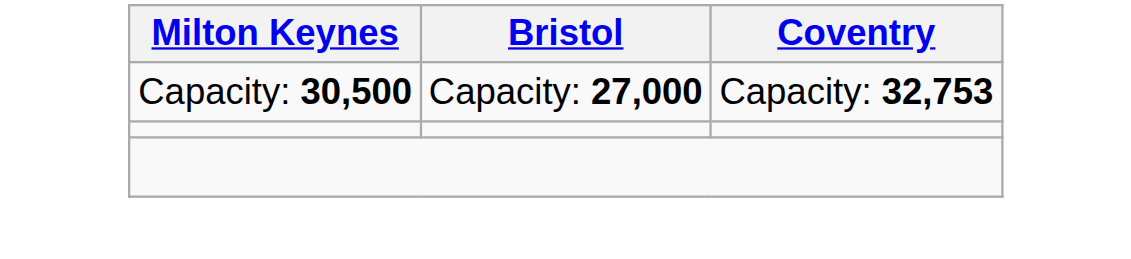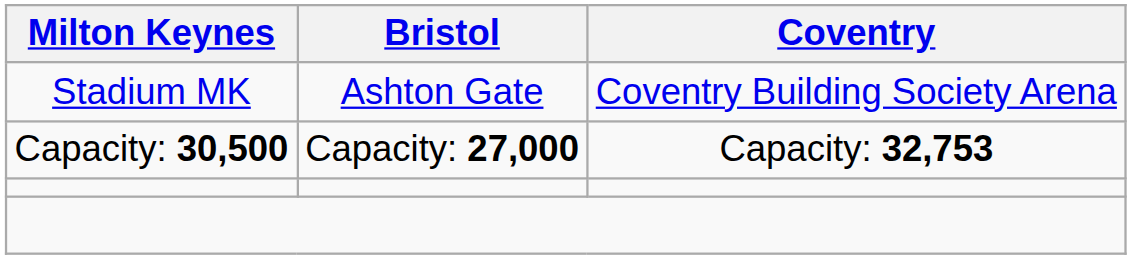+ row: (151, 91)
